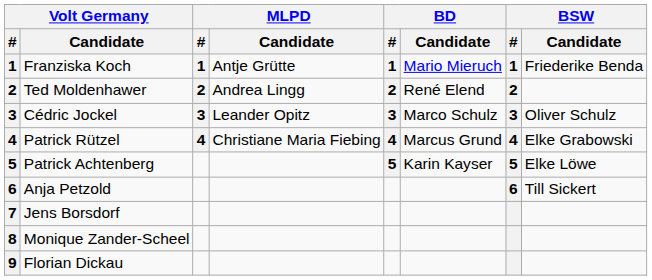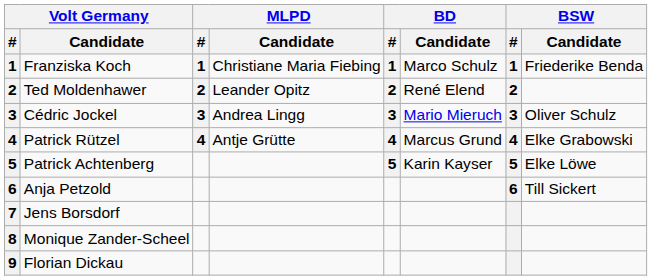(254, 66) Antje Grütte -> (297, 66) Christiane Maria Fiebing
(453, 66) Mario Mieruch -> (451, 66) Marco Schulz
(259, 90) Andrea Lingg -> (261, 90) Leander Opitz
(261, 115) Leander Opitz -> (259, 115) Andrea Lingg
(451, 115) Marco Schulz -> (453, 115) Mario Mieruch
(297, 139) Christiane Maria Fiebing -> (254, 139) Antje Grütte
